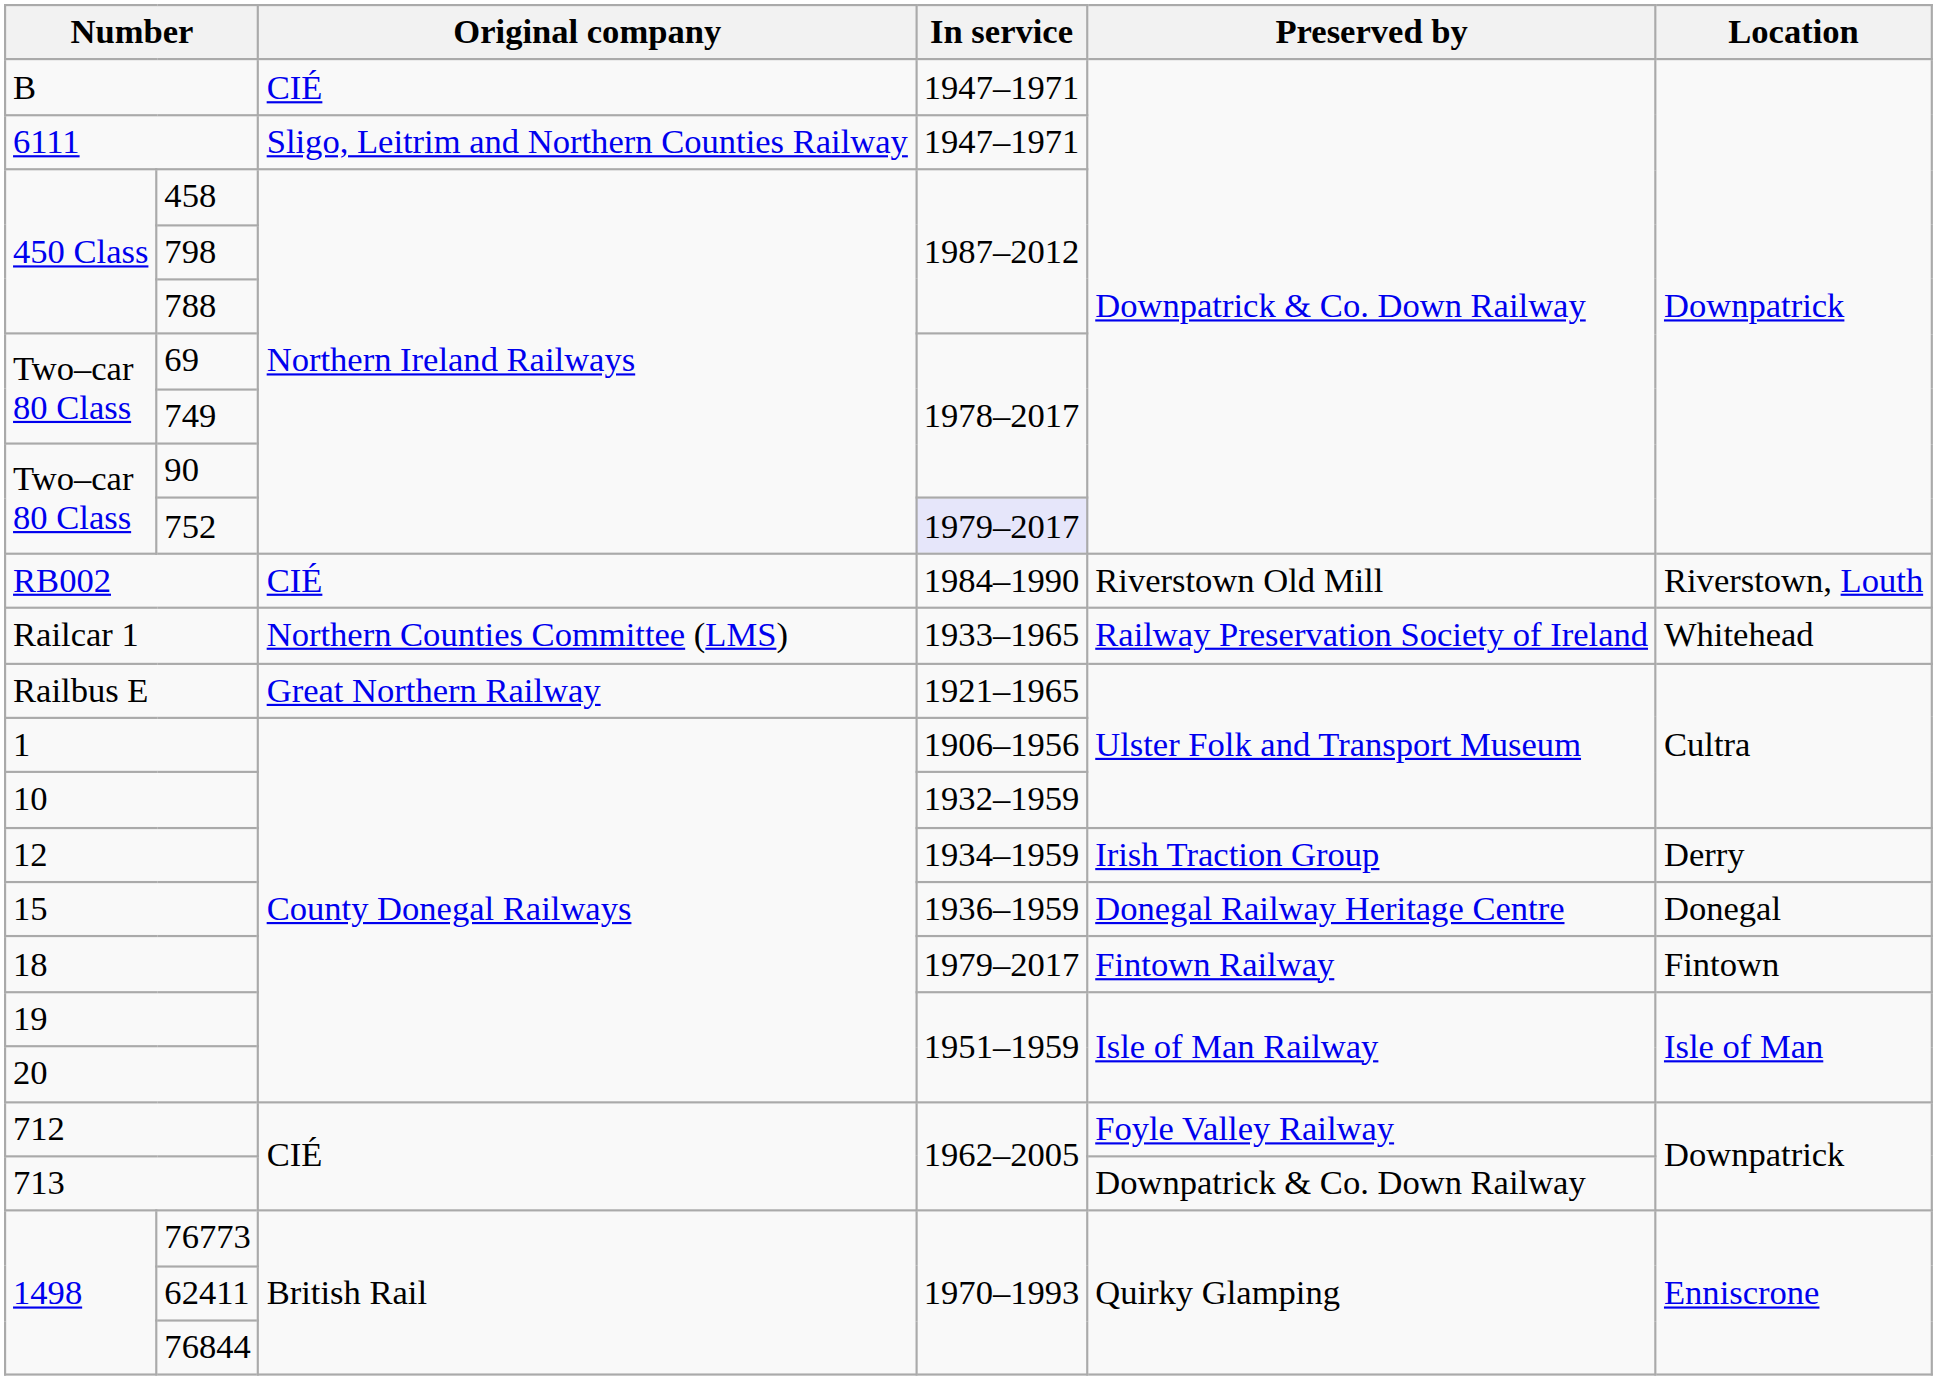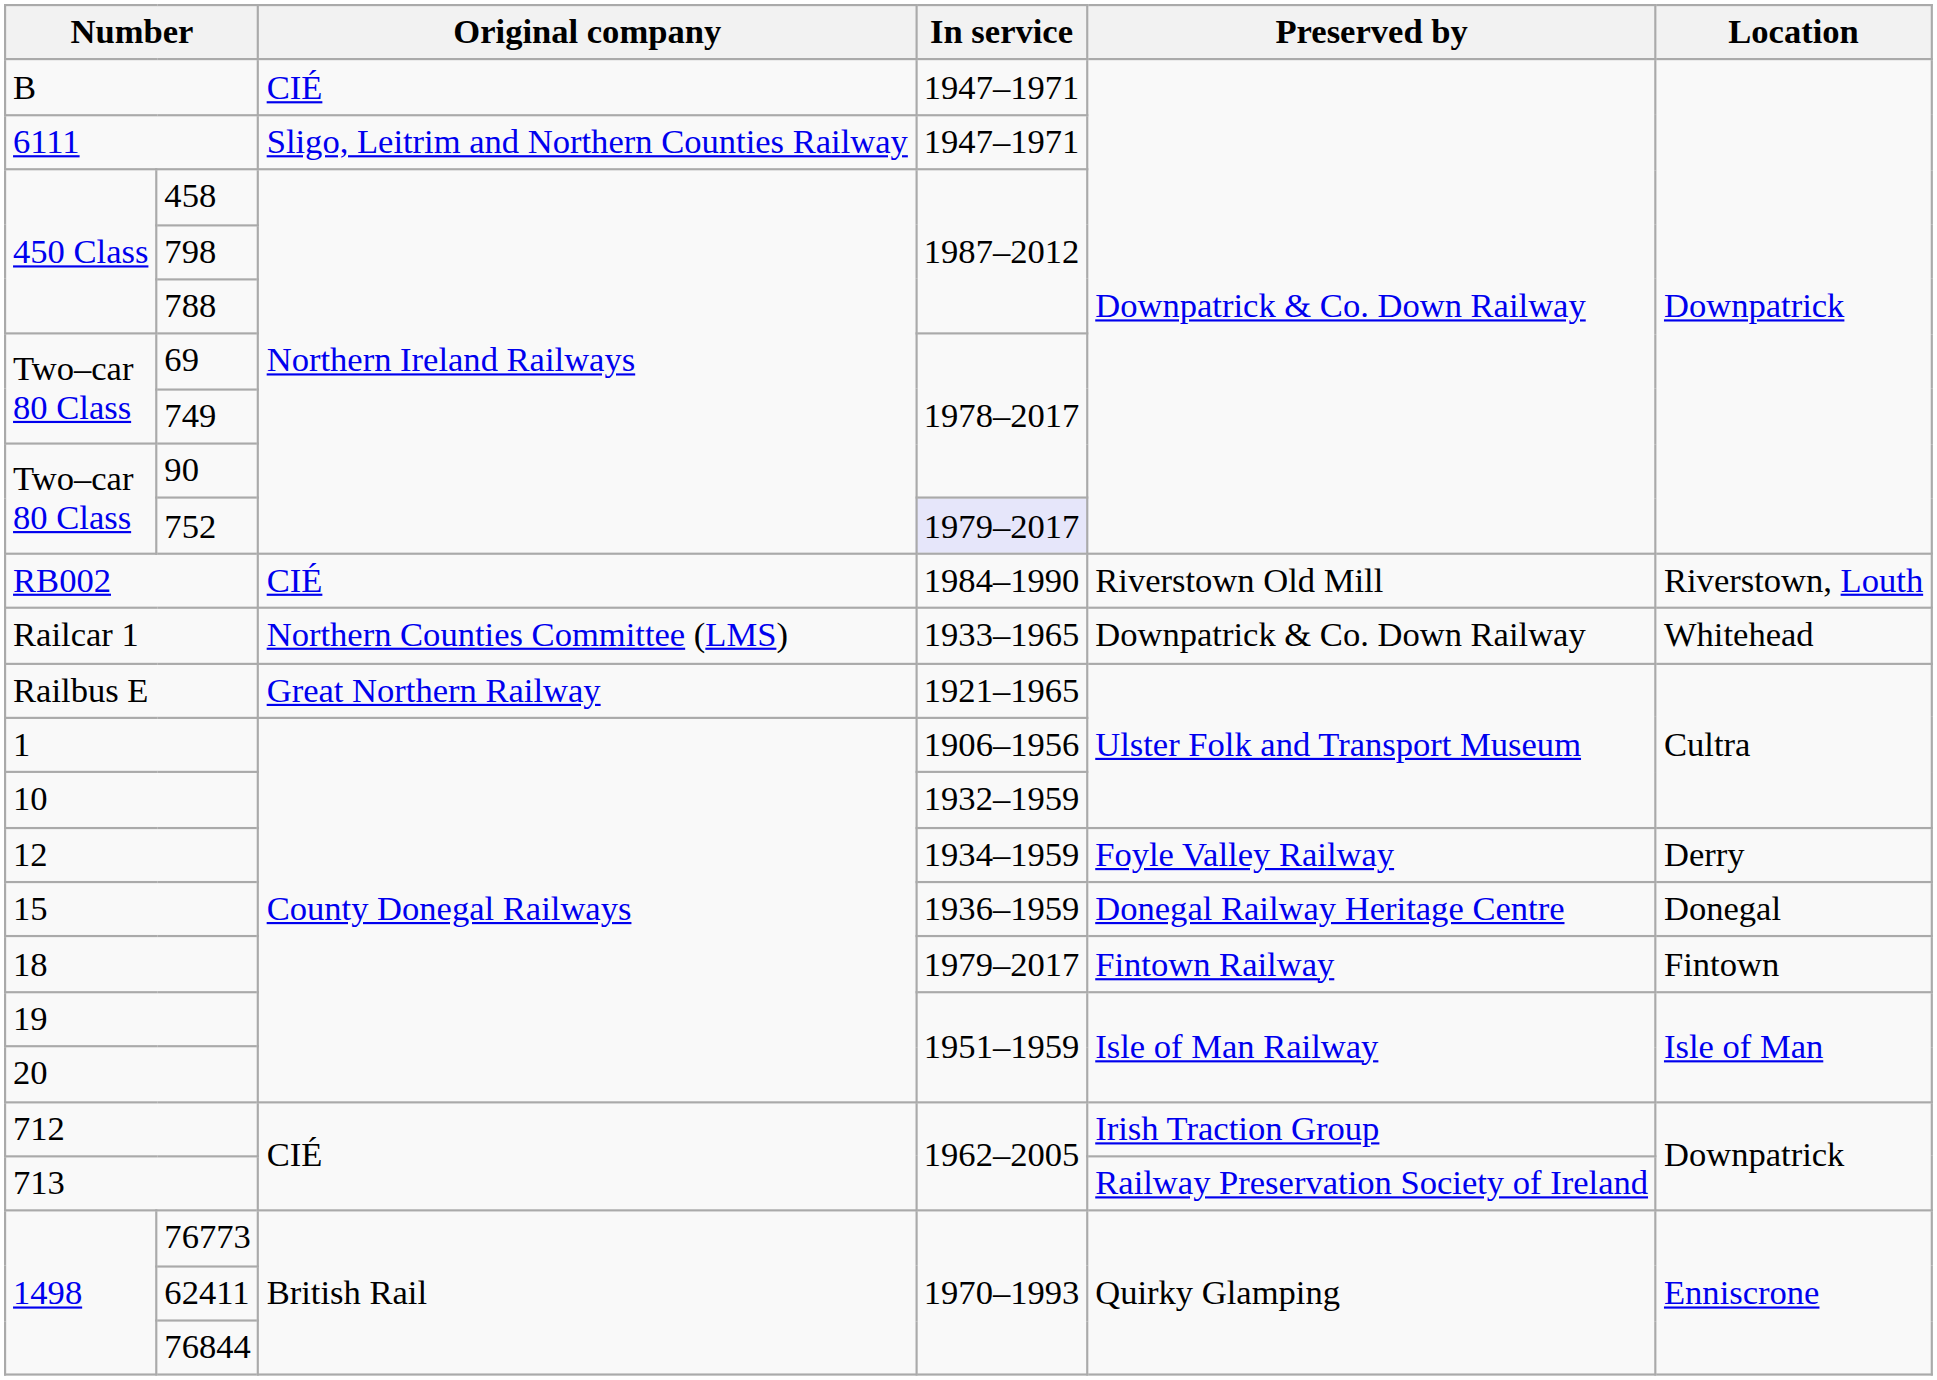(1372, 634) Railway Preservation Society of Ireland -> (1340, 634) Downpatrick & Co. Down Railway
(1237, 854) Irish Traction Group -> (1245, 854) Foyle Valley Railway
(1245, 1128) Foyle Valley Railway -> (1237, 1128) Irish Traction Group
(1340, 1182) Downpatrick & Co. Down Railway -> (1372, 1182) Railway Preservation Society of Ireland
